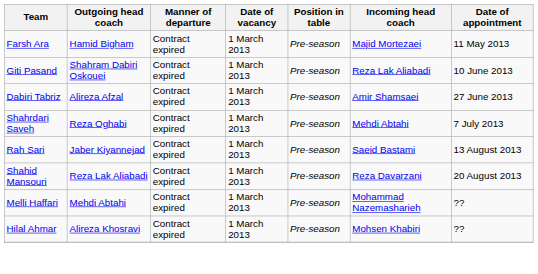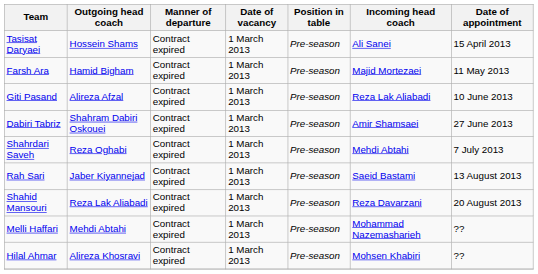+ row: (23, 44)
(103, 70) Shahram Dabiri Oskouei -> (96, 97) Alireza Afzal
(96, 97) Alireza Afzal -> (103, 123) Shahram Dabiri Oskouei
